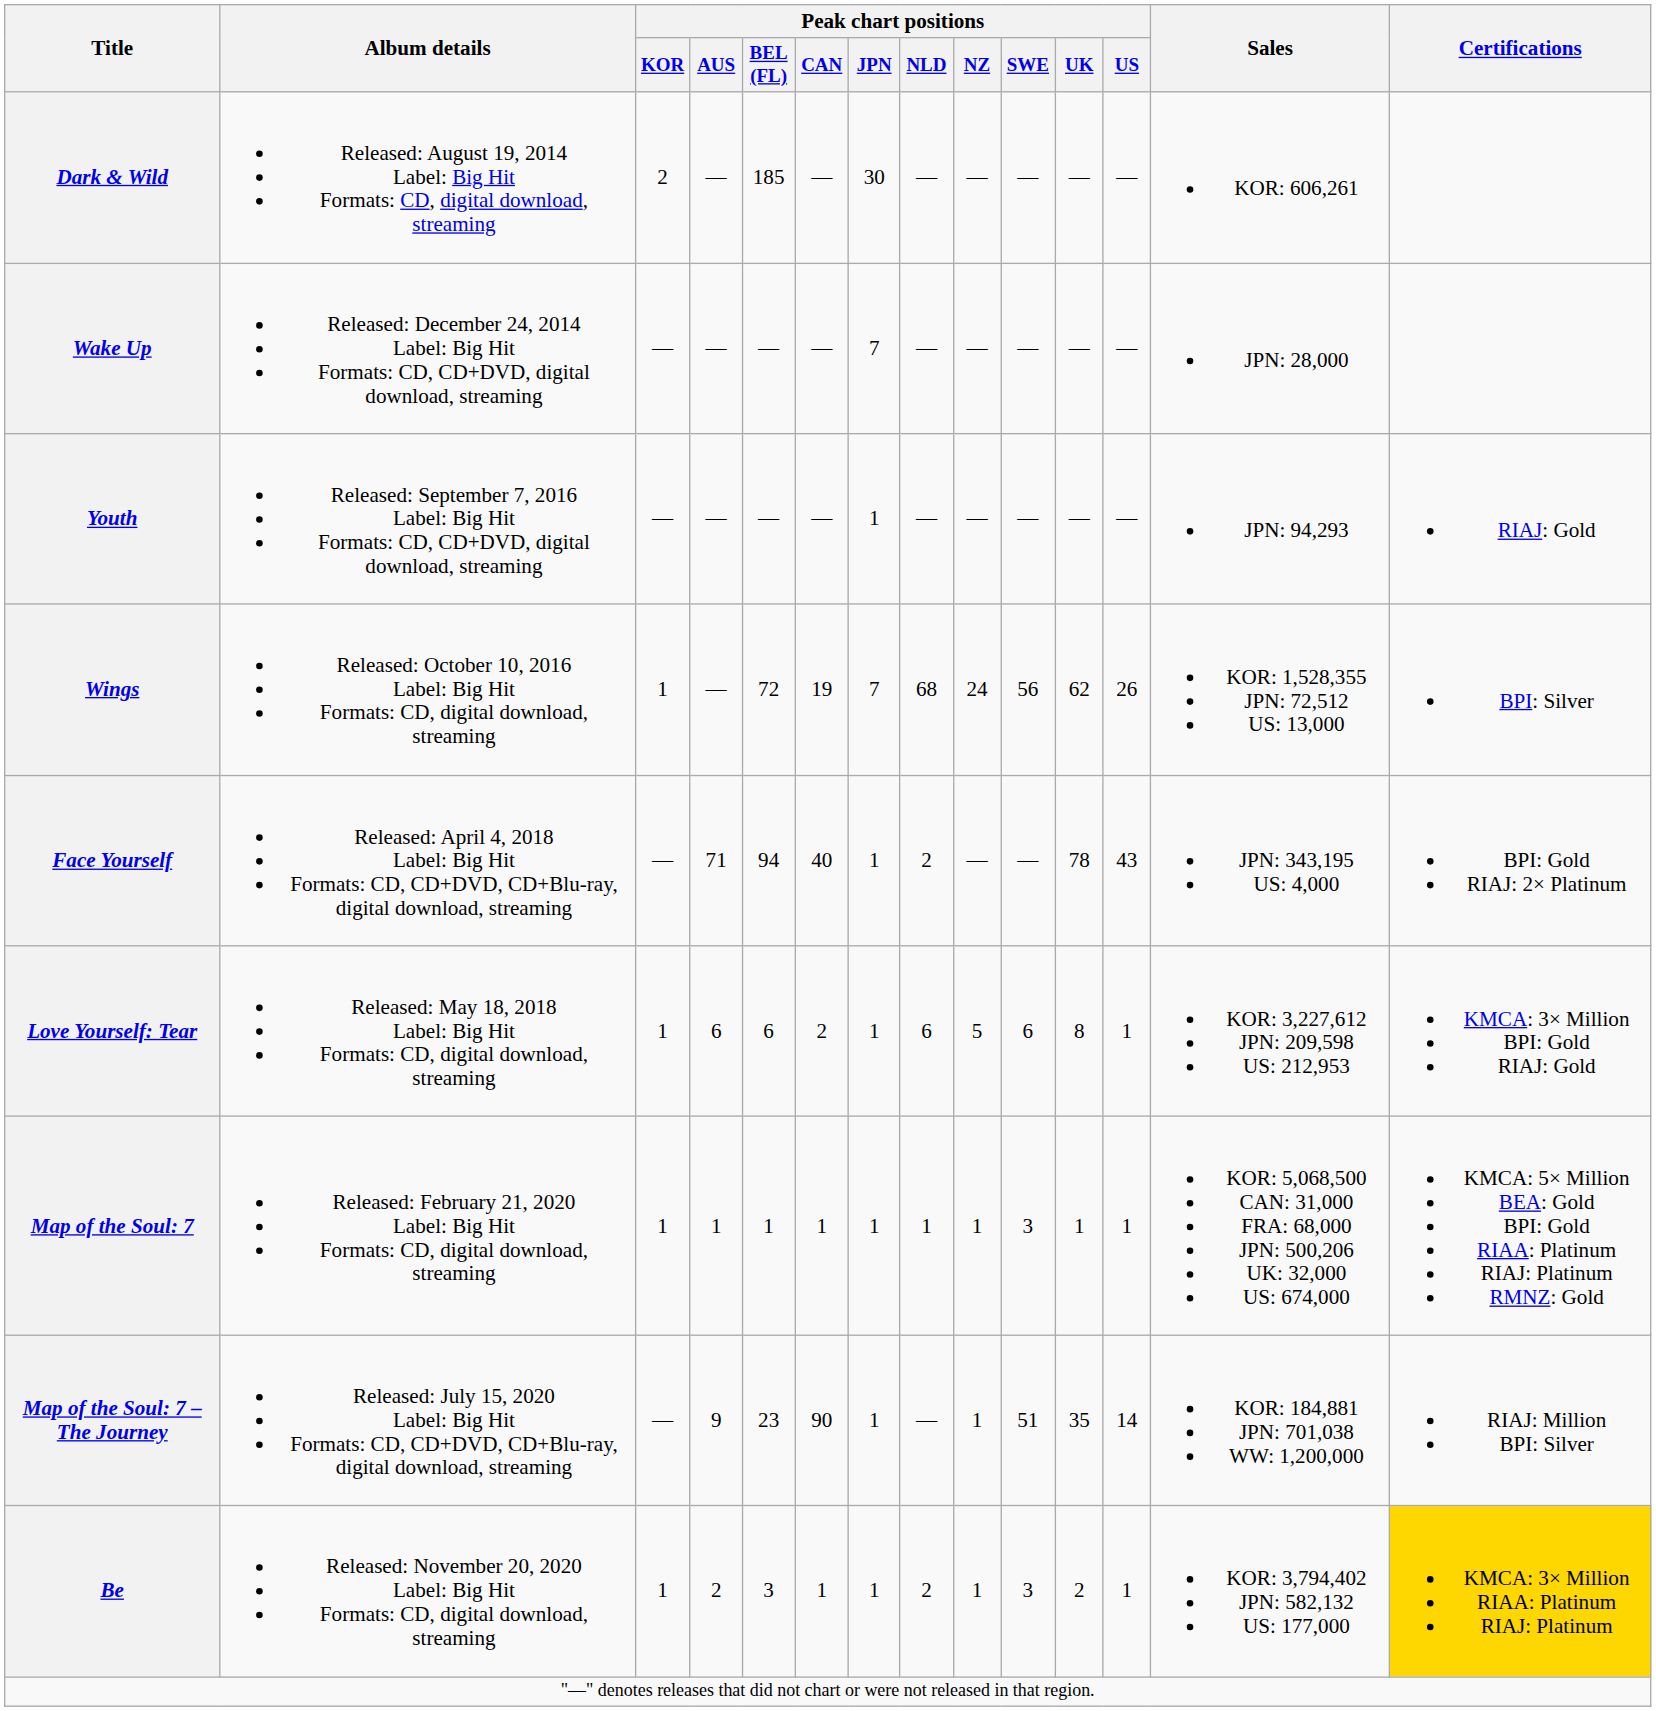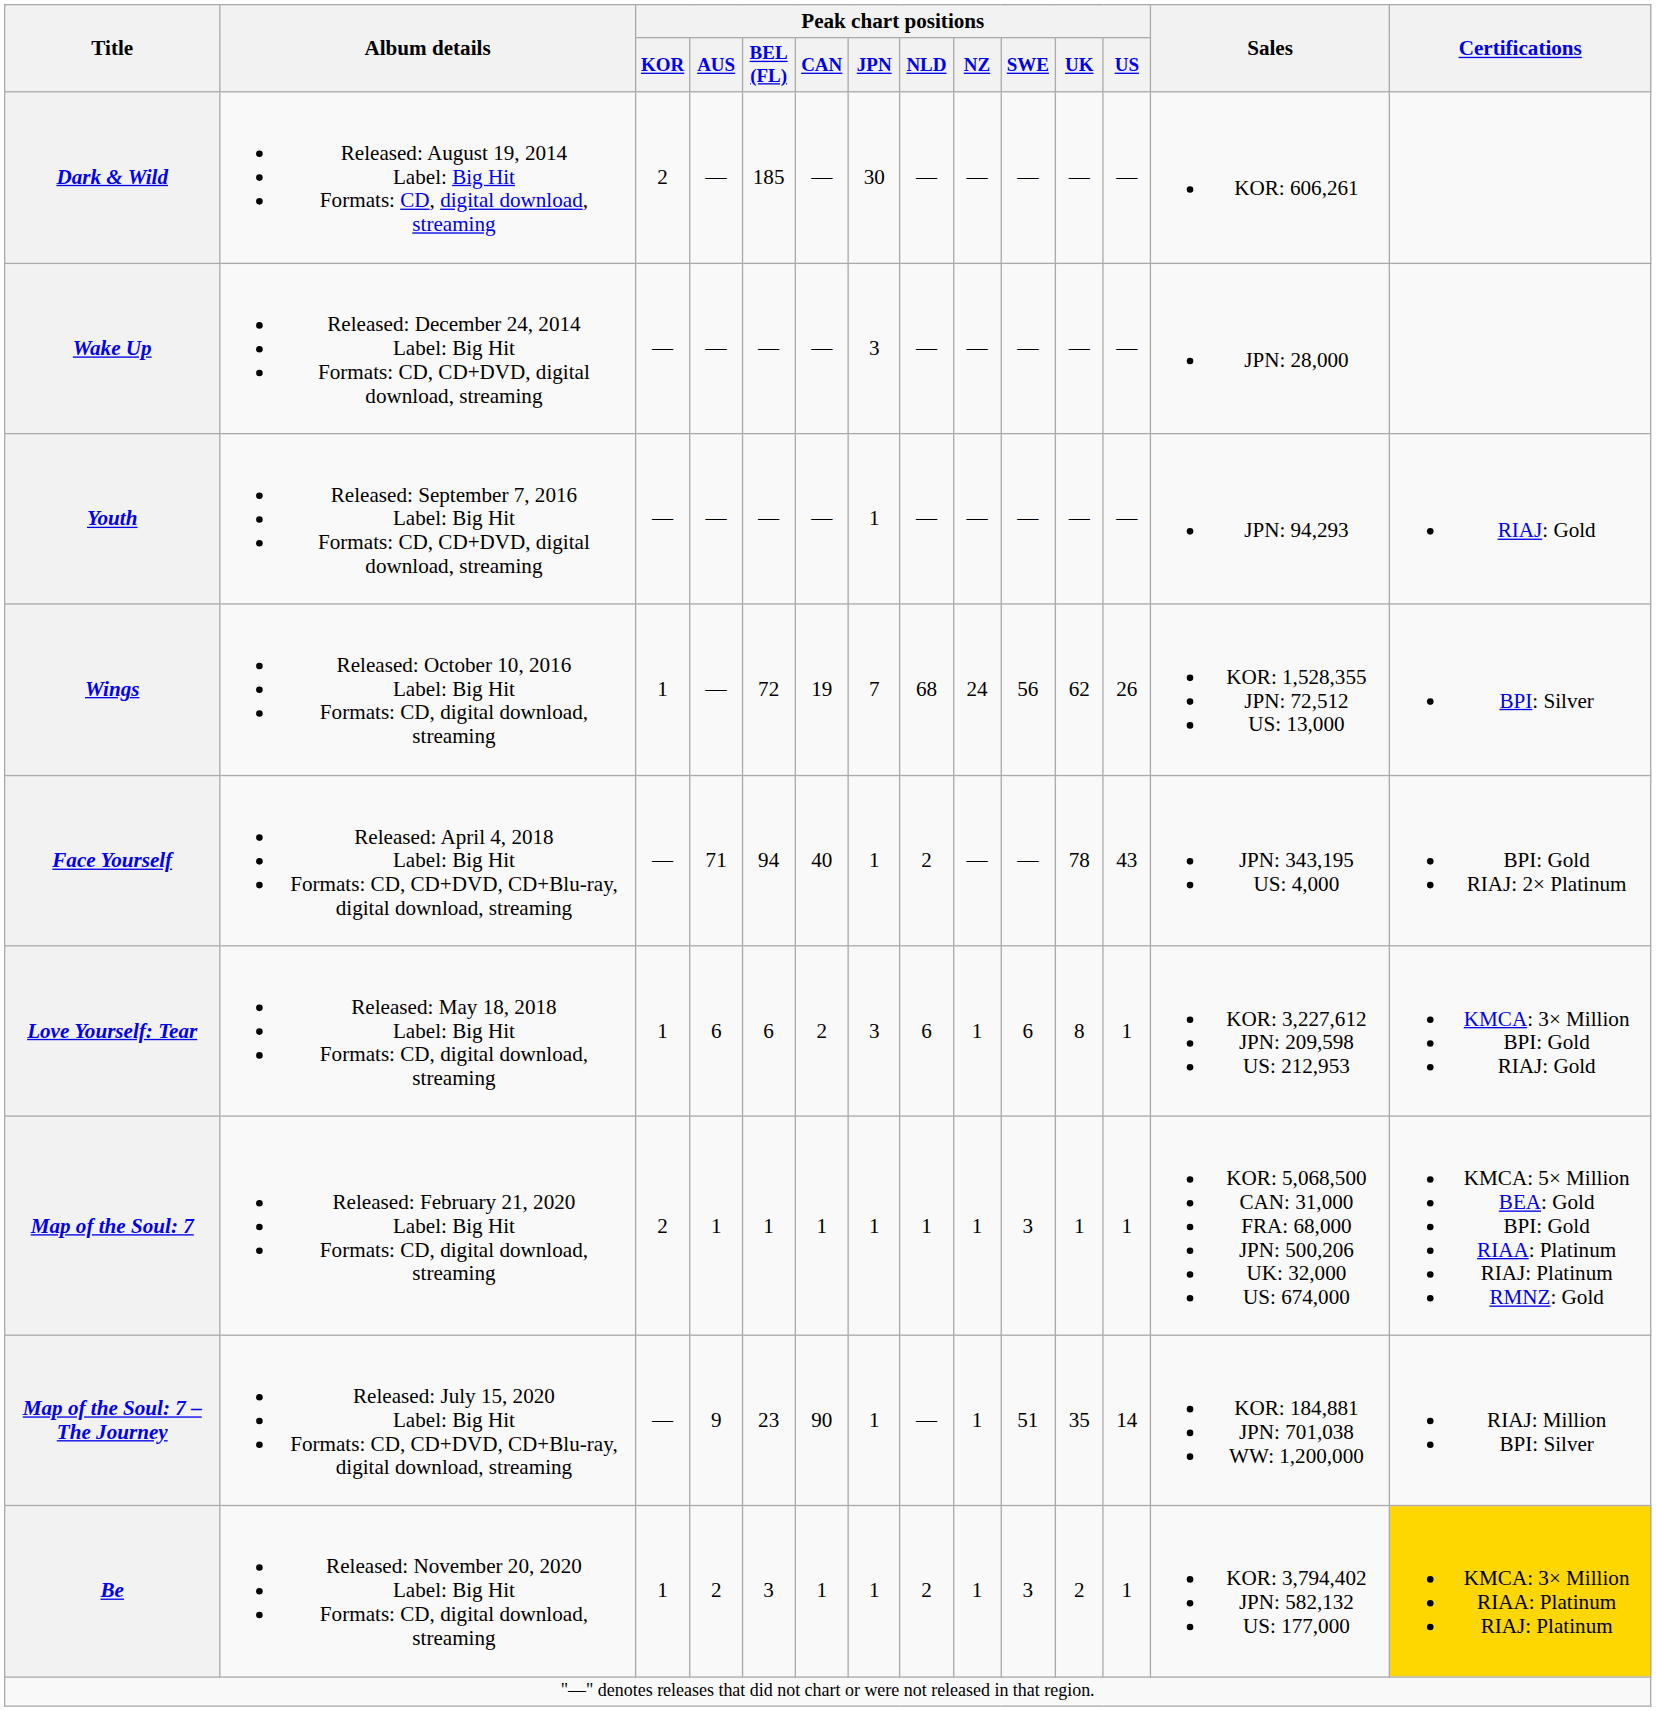(874, 347) 7 -> (874, 347) 3
(874, 1031) 1 -> (874, 1031) 3
(977, 1031) 5 -> (977, 1031) 1
(663, 1225) 1 -> (663, 1225) 2
